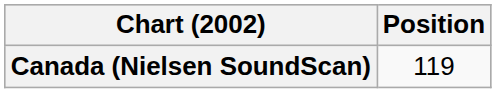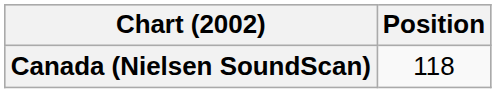(434, 66) 119 -> (434, 66) 118
